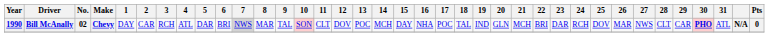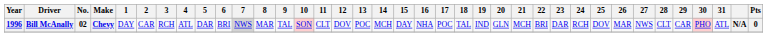(14, 25) 1990 -> (14, 25) 1996
(703, 25) bold -> (703, 25) normal
